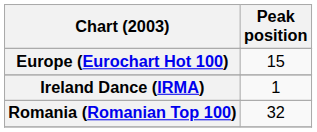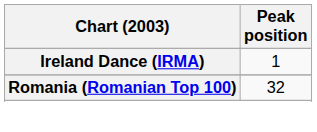- row: (122, 61)
